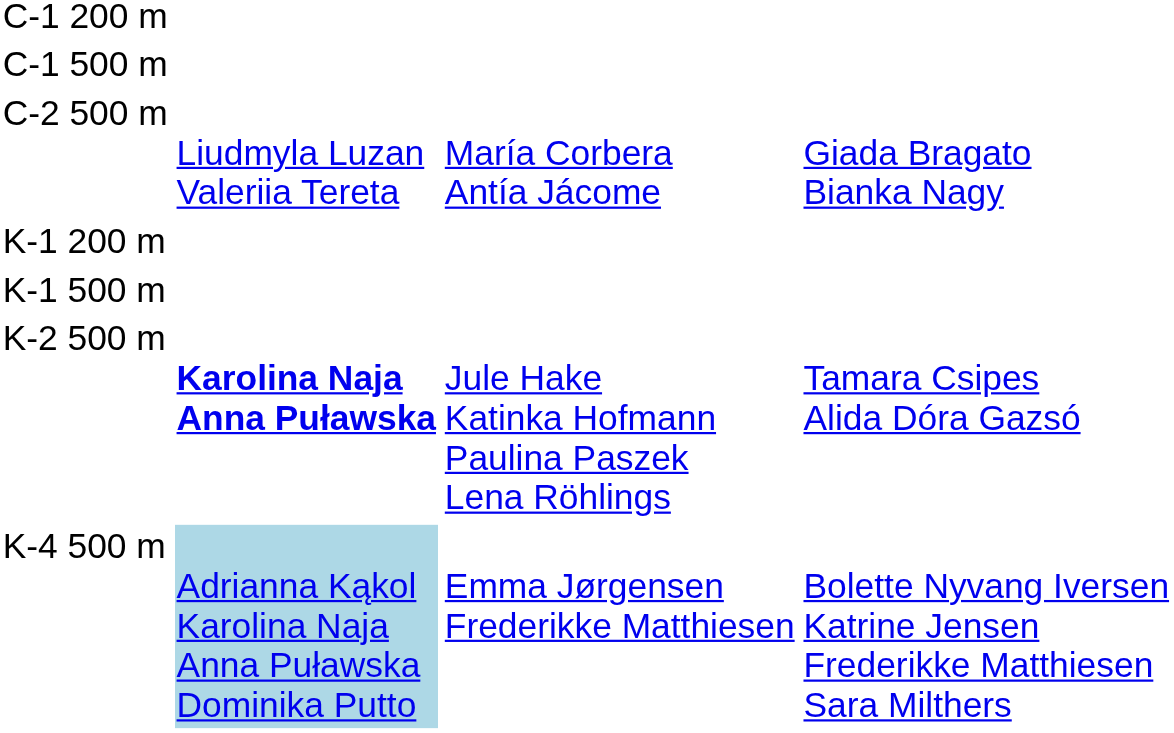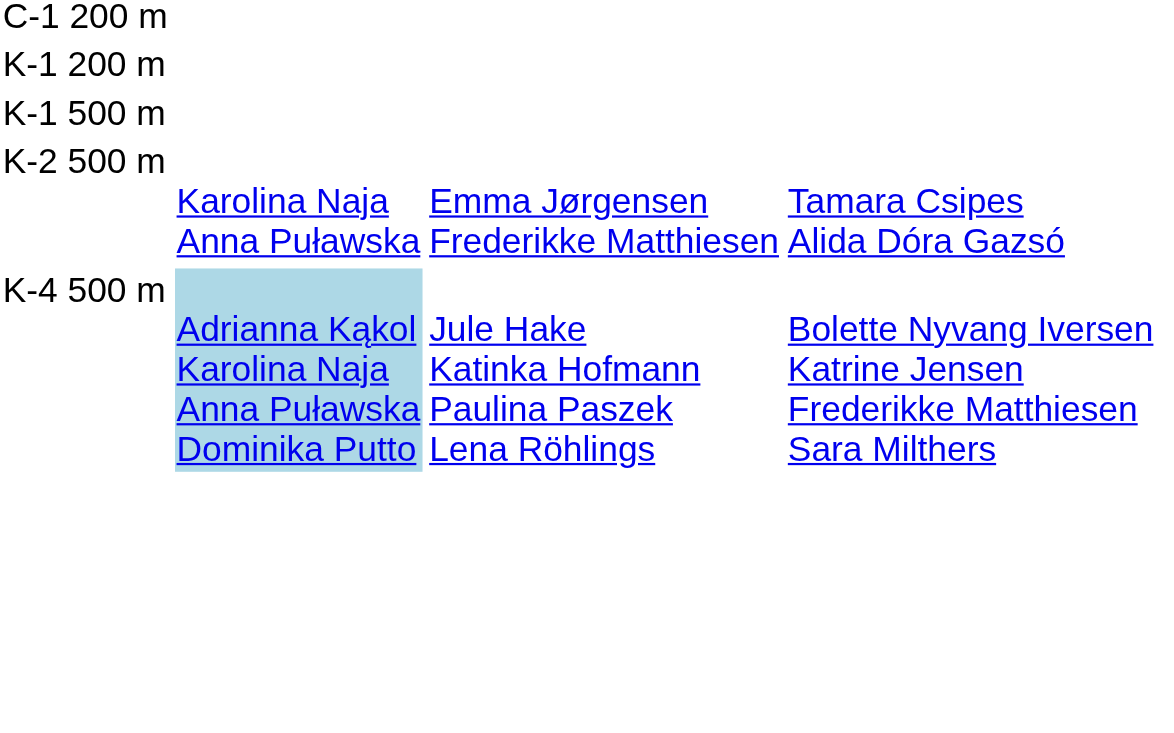- row: (85, 64)
- row: (85, 113)
(306, 398) bold -> (298, 221) normal
(580, 438) Jule Hake Katinka Hofmann Paulina Paszek Lena Röhlings -> (604, 221) Emma Jørgensen Frederikke Matthiesen
(620, 605) Emma Jørgensen Frederikke Matthiesen -> (565, 389) Jule Hake Katinka Hofmann Paulina Paszek Lena Röhlings
